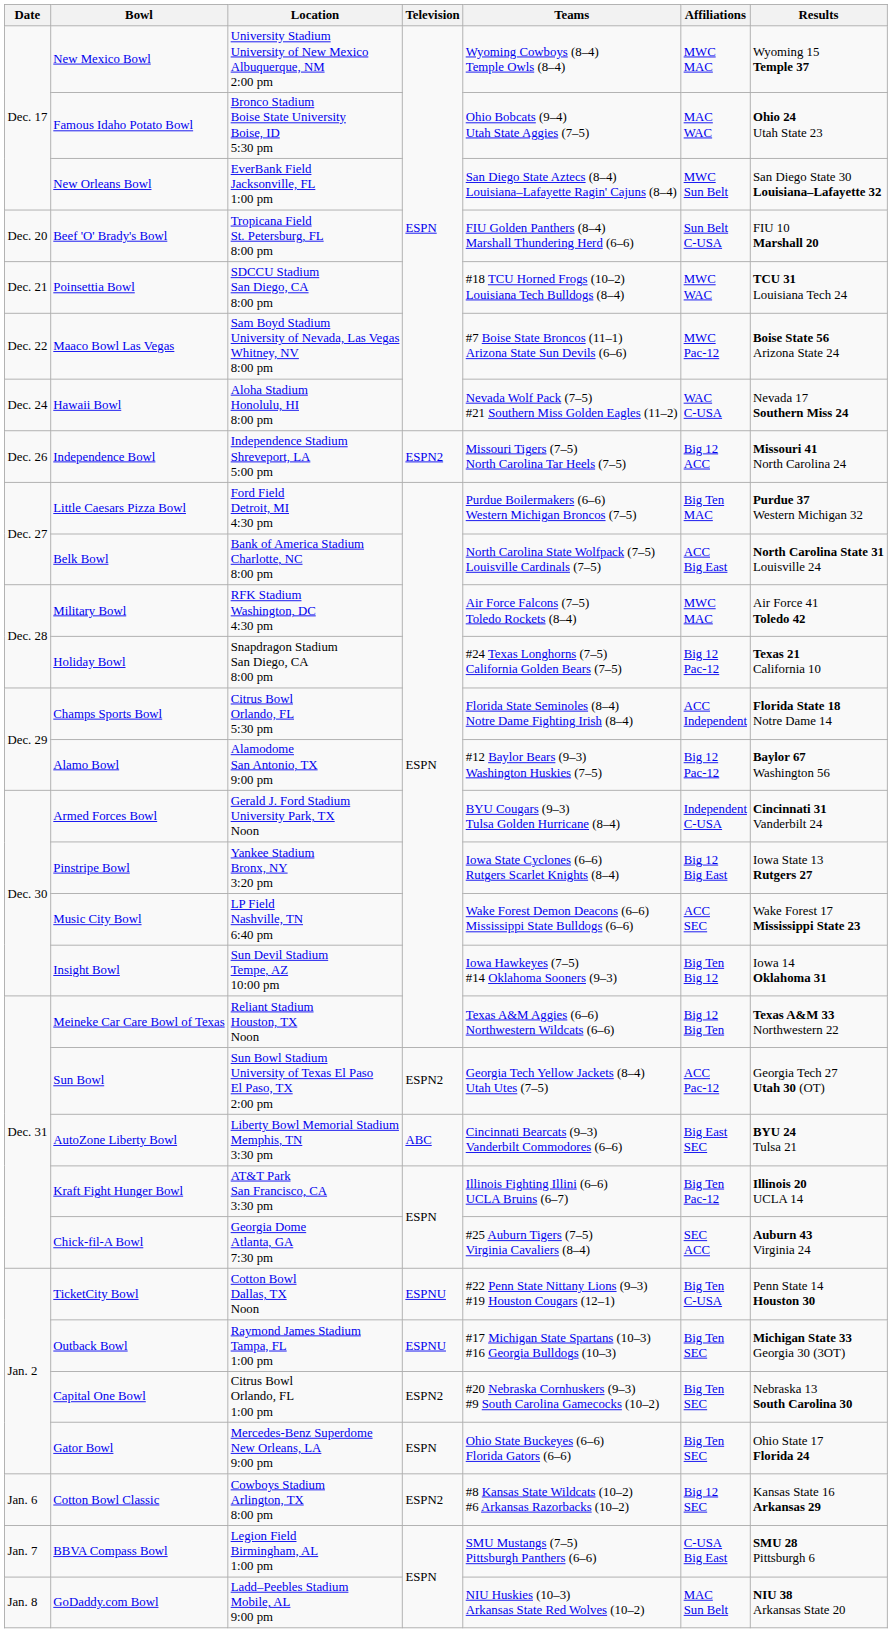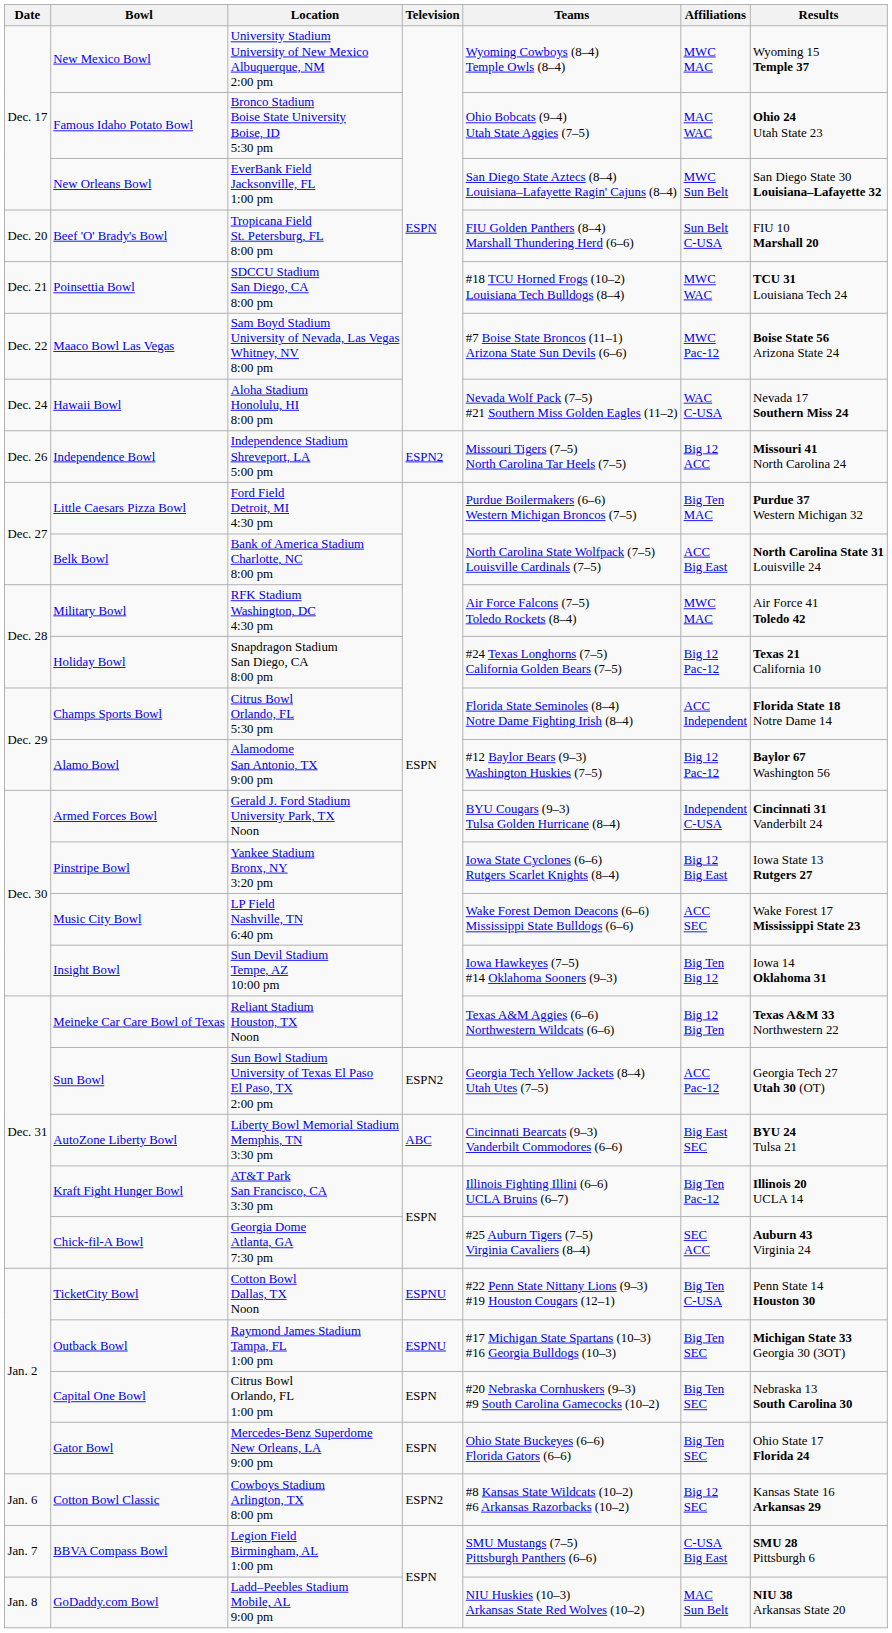(424, 1397) ESPN2 -> (421, 1397) ESPN
